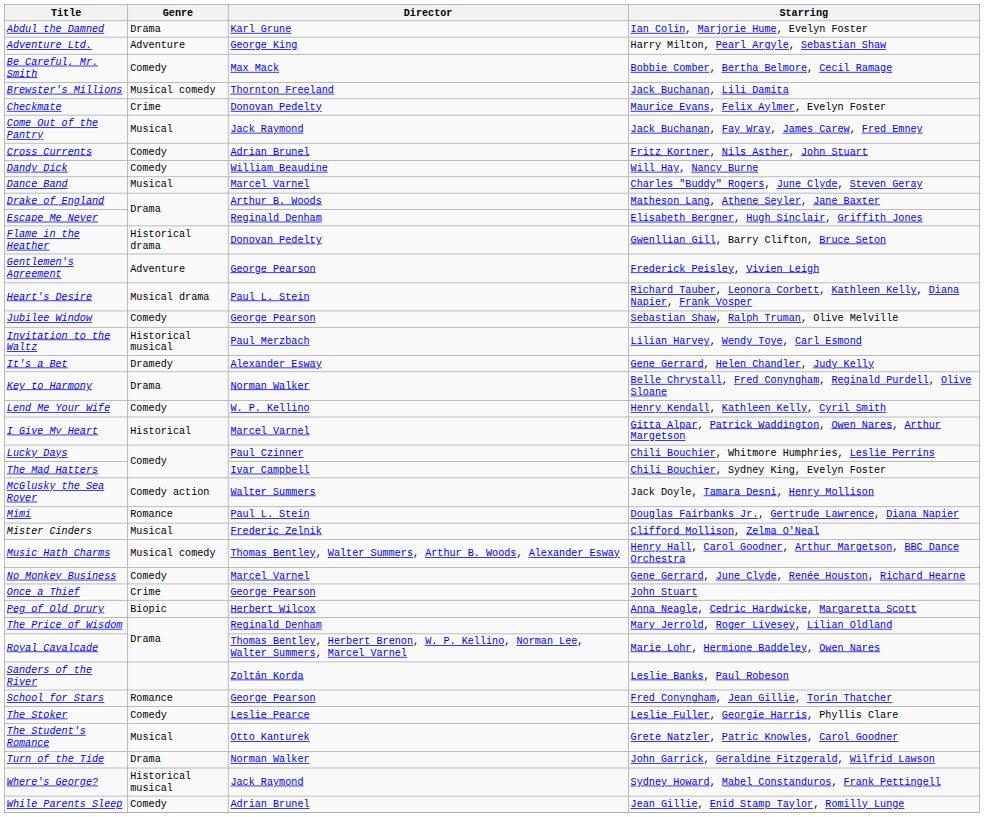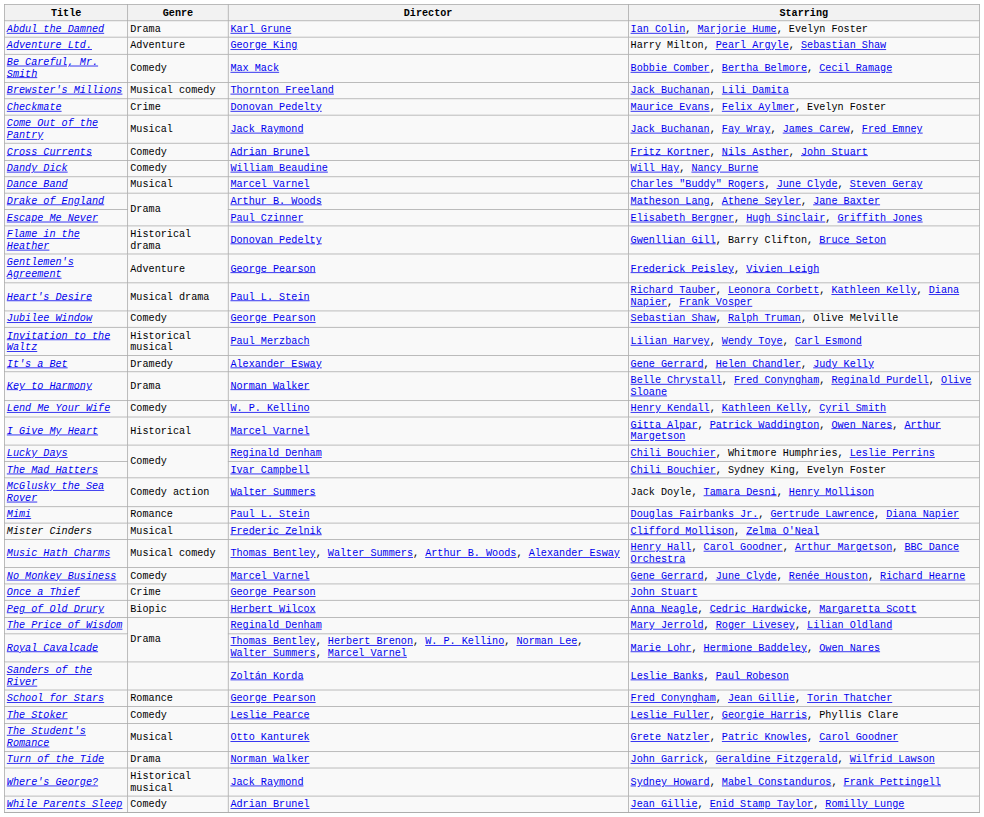(276, 218) Reginald Denham -> (267, 218) Paul Czinner
(267, 453) Paul Czinner -> (276, 453) Reginald Denham
